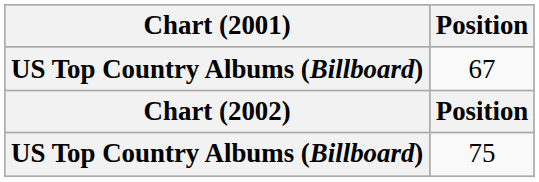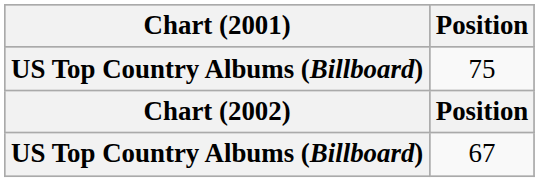rows swapped: (482, 153) <-> (482, 68)
